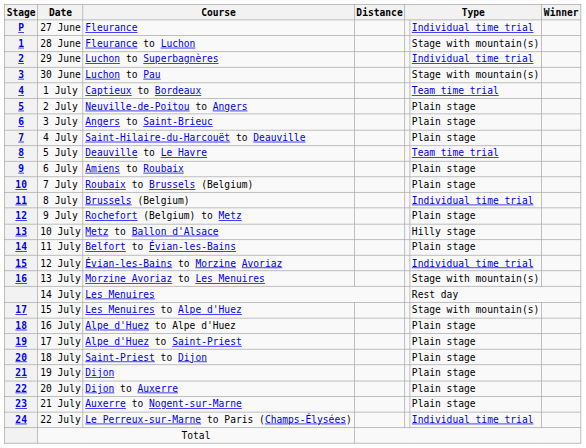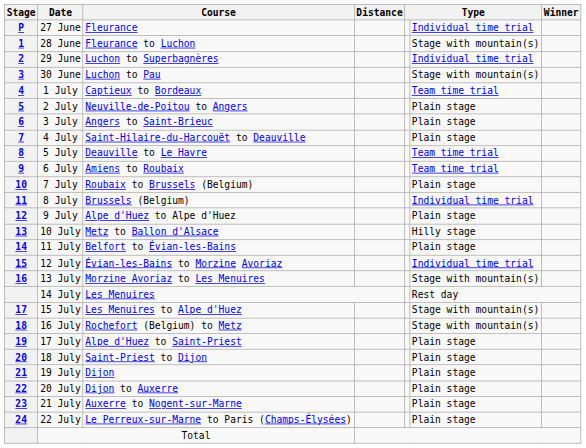(444, 169) Plain stage -> (455, 169) Team time trial
(164, 216) Rochefort (Belgium) to Metz -> (161, 216) Alpe d'Huez to Alpe d'Huez
(161, 326) Alpe d'Huez to Alpe d'Huez -> (164, 326) Rochefort (Belgium) to Metz
(444, 326) Plain stage -> (476, 326) Stage with mountain(s)
(473, 420) Individual time trial -> (444, 420) Plain stage
